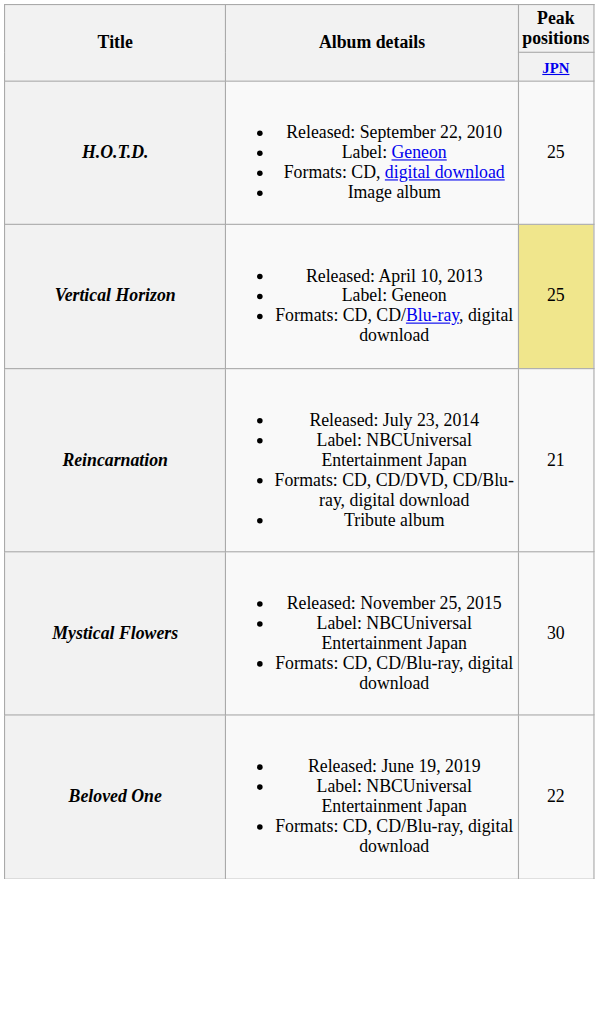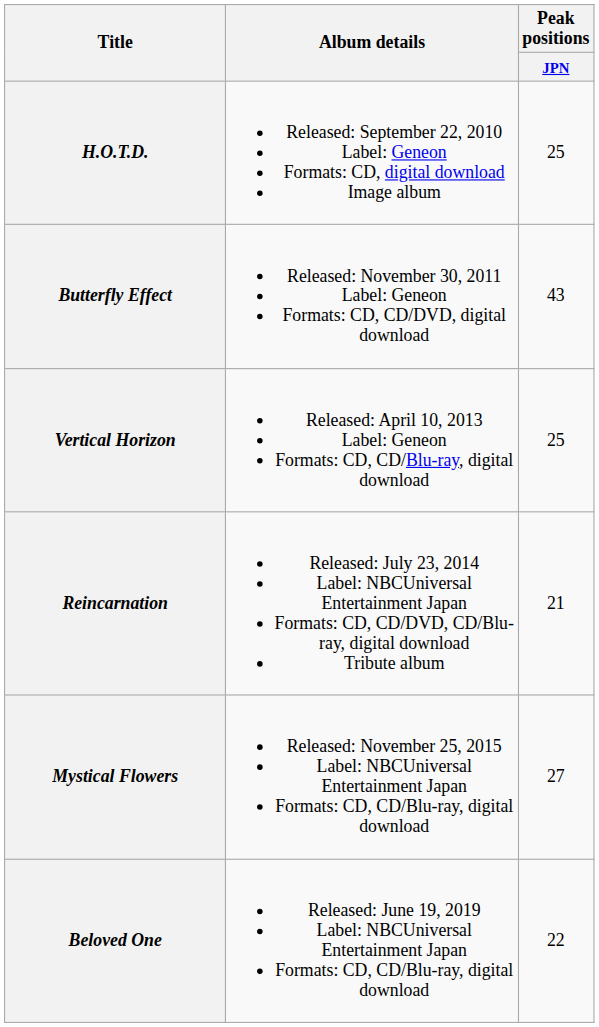+ row: (115, 296)
(556, 296) khaki background -> (556, 439) no background
(556, 633) 30 -> (556, 776) 27
